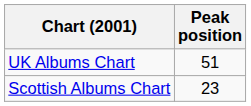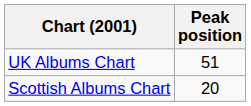(210, 88) 23 -> (210, 88) 20
